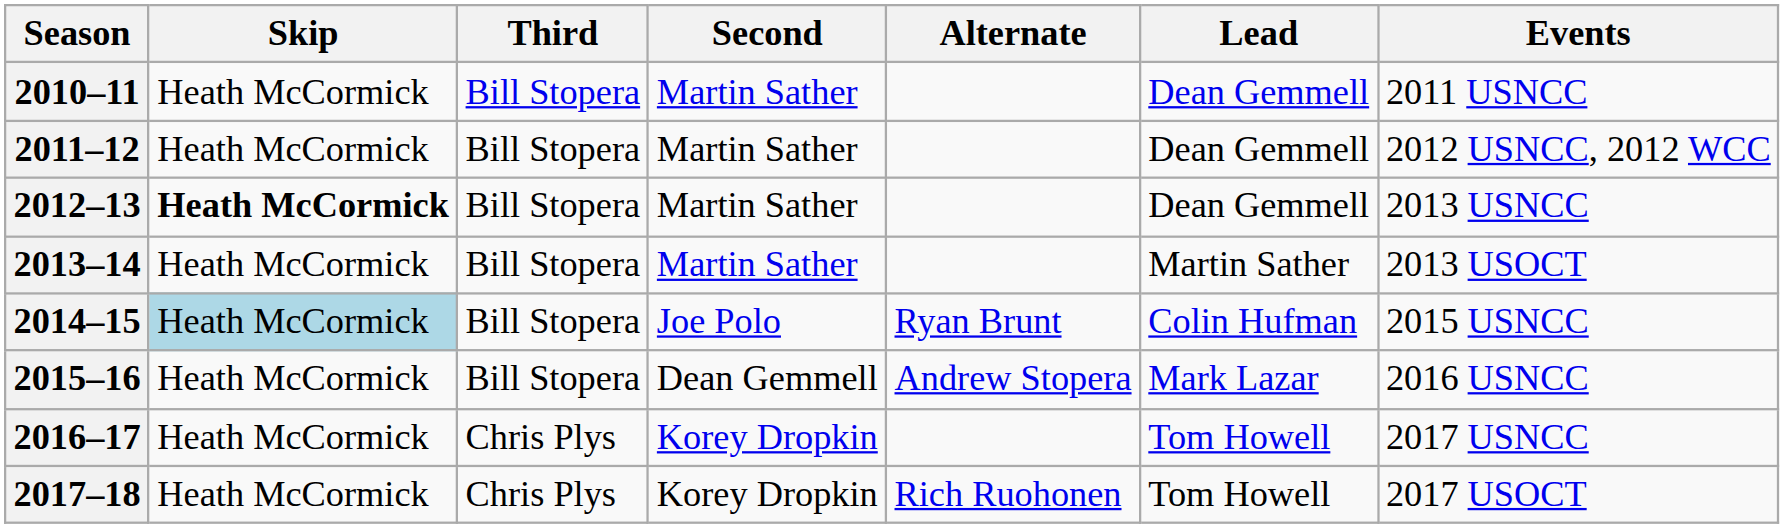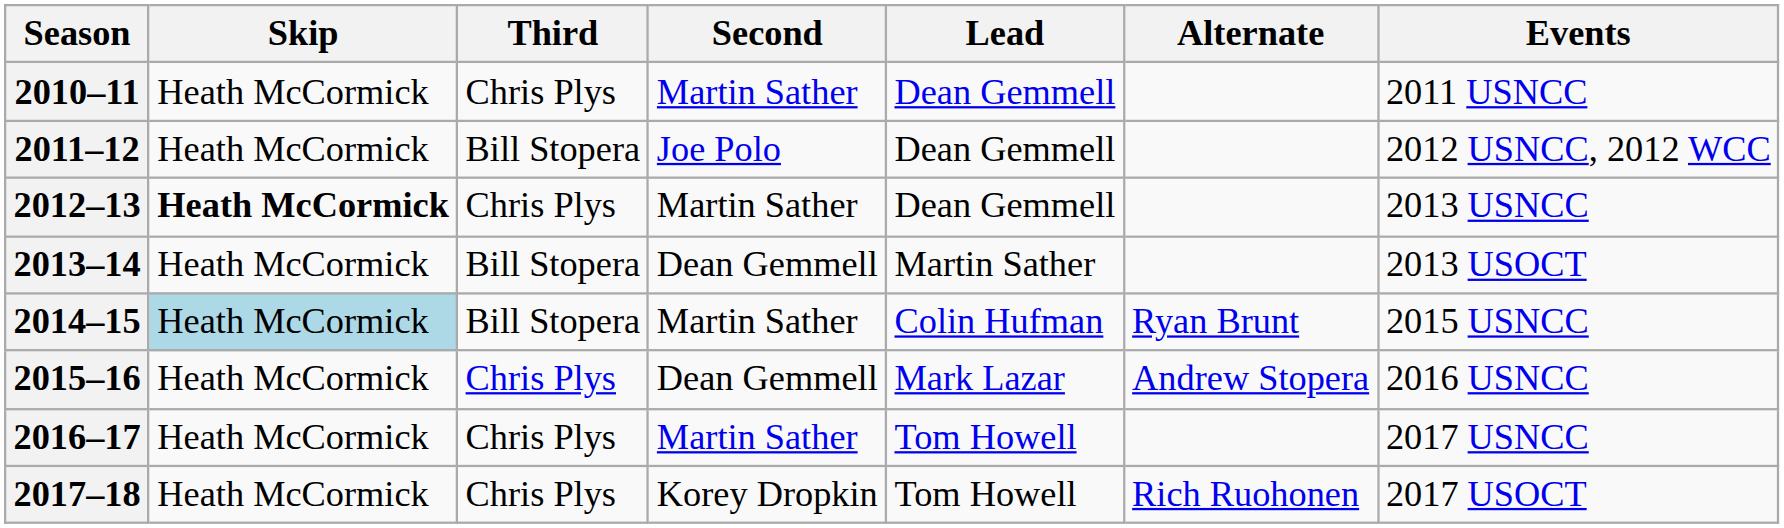columns swapped: (1259, 33) <-> (1013, 33)
(553, 90) Bill Stopera -> (541, 90) Chris Plys
(757, 148) Martin Sather -> (719, 148) Joe Polo
(553, 206) Bill Stopera -> (541, 206) Chris Plys
(757, 263) Martin Sather -> (767, 263) Dean Gemmell
(719, 321) Joe Polo -> (757, 321) Martin Sather
(553, 378) Bill Stopera -> (541, 378) Chris Plys
(767, 436) Korey Dropkin -> (757, 436) Martin Sather
